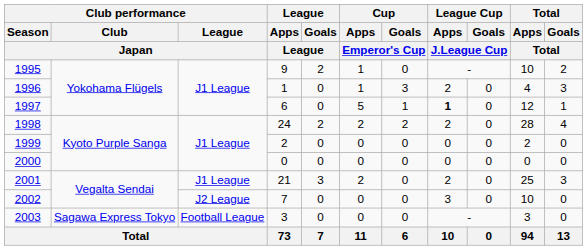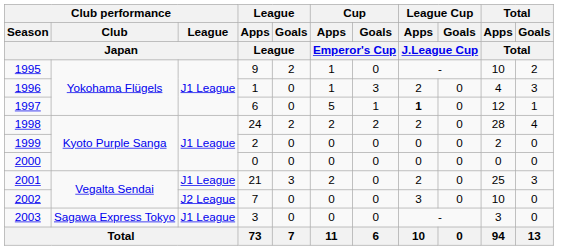(222, 217) Football League -> (208, 217) J1 League
